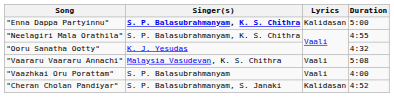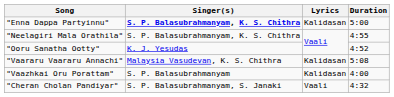(359, 49) 4:32 -> (359, 49) 4:52
(316, 61) Vaali -> (325, 61) Kalidasan
(316, 74) Vaali -> (325, 74) Kalidasan
(325, 86) Kalidasan -> (316, 86) Vaali
(359, 86) 4:52 -> (359, 86) 4:32
